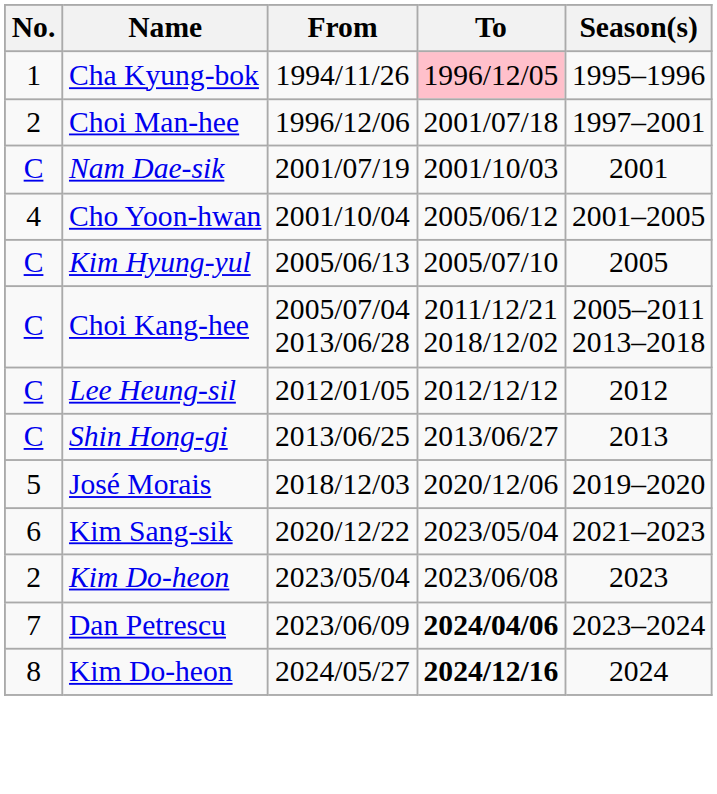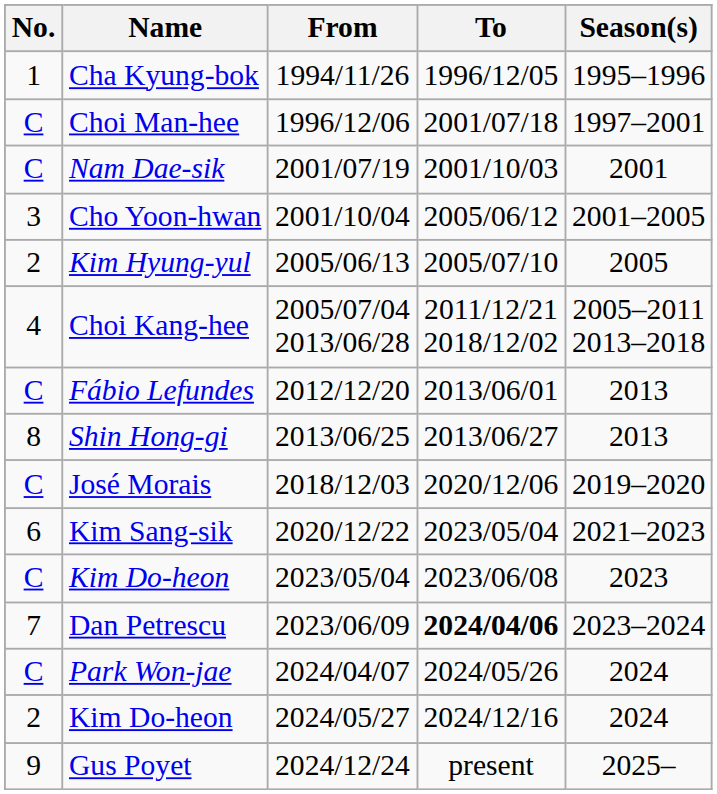(491, 74) pink background -> (491, 74) no background
(34, 121) 2 -> (34, 121) C
(34, 215) 4 -> (34, 215) 3
(34, 262) C -> (34, 262) 2
(34, 326) C -> (34, 326) 4
- row: (152, 389)
+ row: (161, 389)
(34, 436) C -> (34, 436) 8
(34, 483) 5 -> (34, 483) C
(34, 577) 2 -> (34, 577) C
+ row: (150, 671)
(34, 671) 8 -> (34, 718) 2
(491, 671) bold -> (491, 718) normal
+ row: (130, 765)
